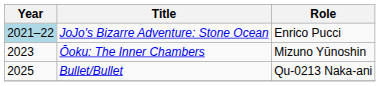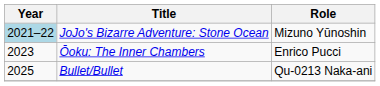(308, 33) Enrico Pucci -> (320, 33) Mizuno Yūnoshin
(320, 52) Mizuno Yūnoshin -> (308, 52) Enrico Pucci
